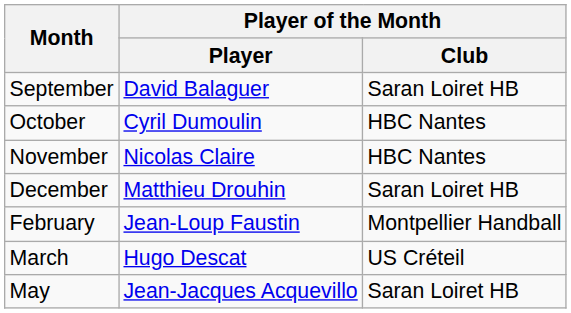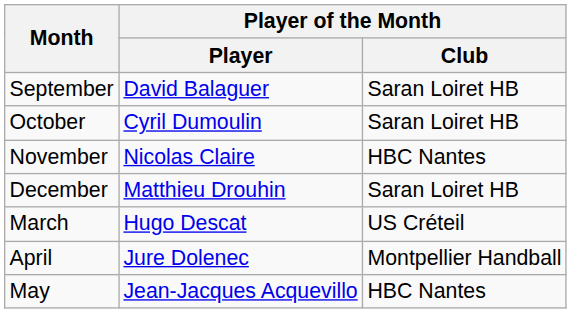(427, 122) HBC Nantes -> (443, 122) Saran Loiret HB
- row: (52, 223)
+ row: (31, 257)
(443, 291) Saran Loiret HB -> (427, 291) HBC Nantes
